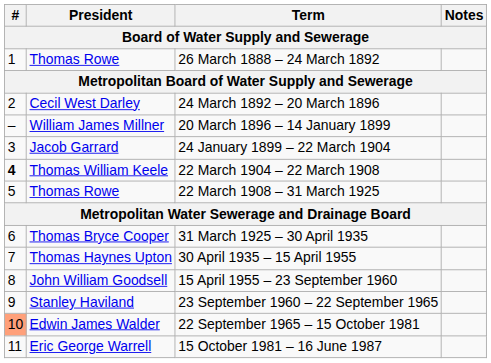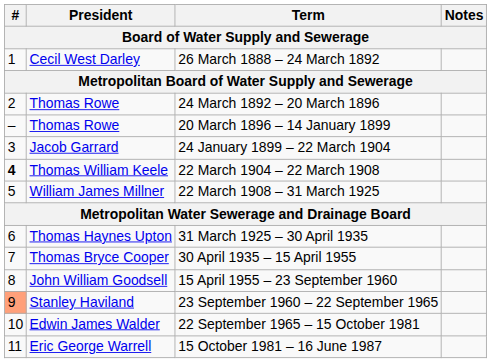(74, 59) Thomas Rowe -> (85, 59) Cecil West Darley
(85, 103) Cecil West Darley -> (74, 103) Thomas Rowe
(97, 125) William James Millner -> (74, 125) Thomas Rowe
(74, 192) Thomas Rowe -> (97, 192) William James Millner
(99, 236) Thomas Bryce Cooper -> (101, 236) Thomas Haynes Upton
(101, 258) Thomas Haynes Upton -> (99, 258) Thomas Bryce Cooper
(12, 302) no background -> (12, 302) lightsalmon background
(15, 324) lightsalmon background -> (15, 324) no background
